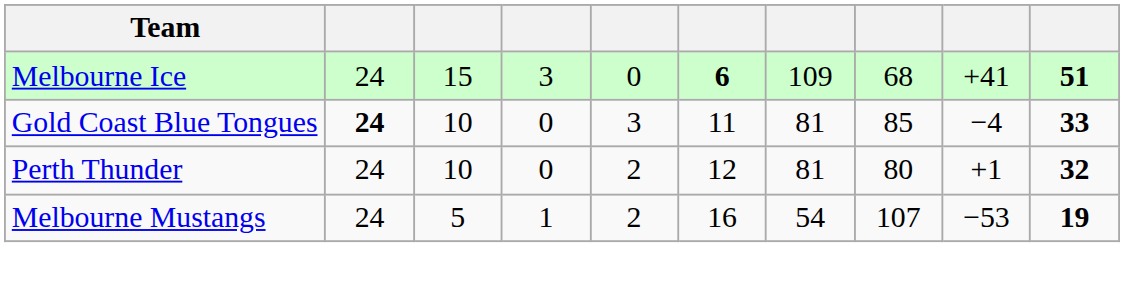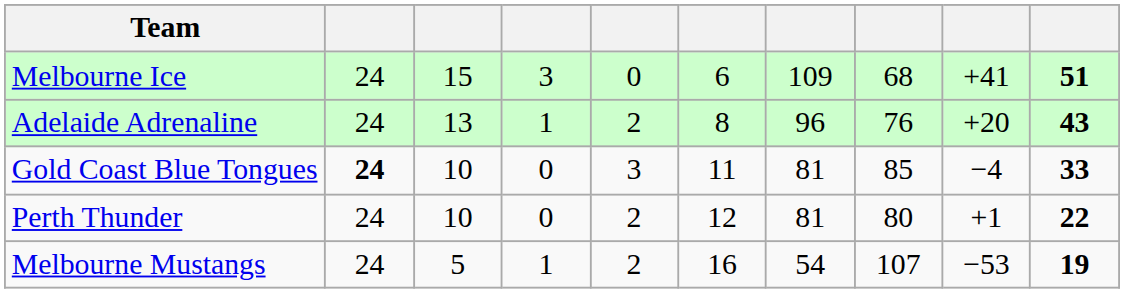(722, 75) bold -> (722, 75) normal
+ row: (135, 122)
(1075, 169) 32 -> (1075, 216) 22
